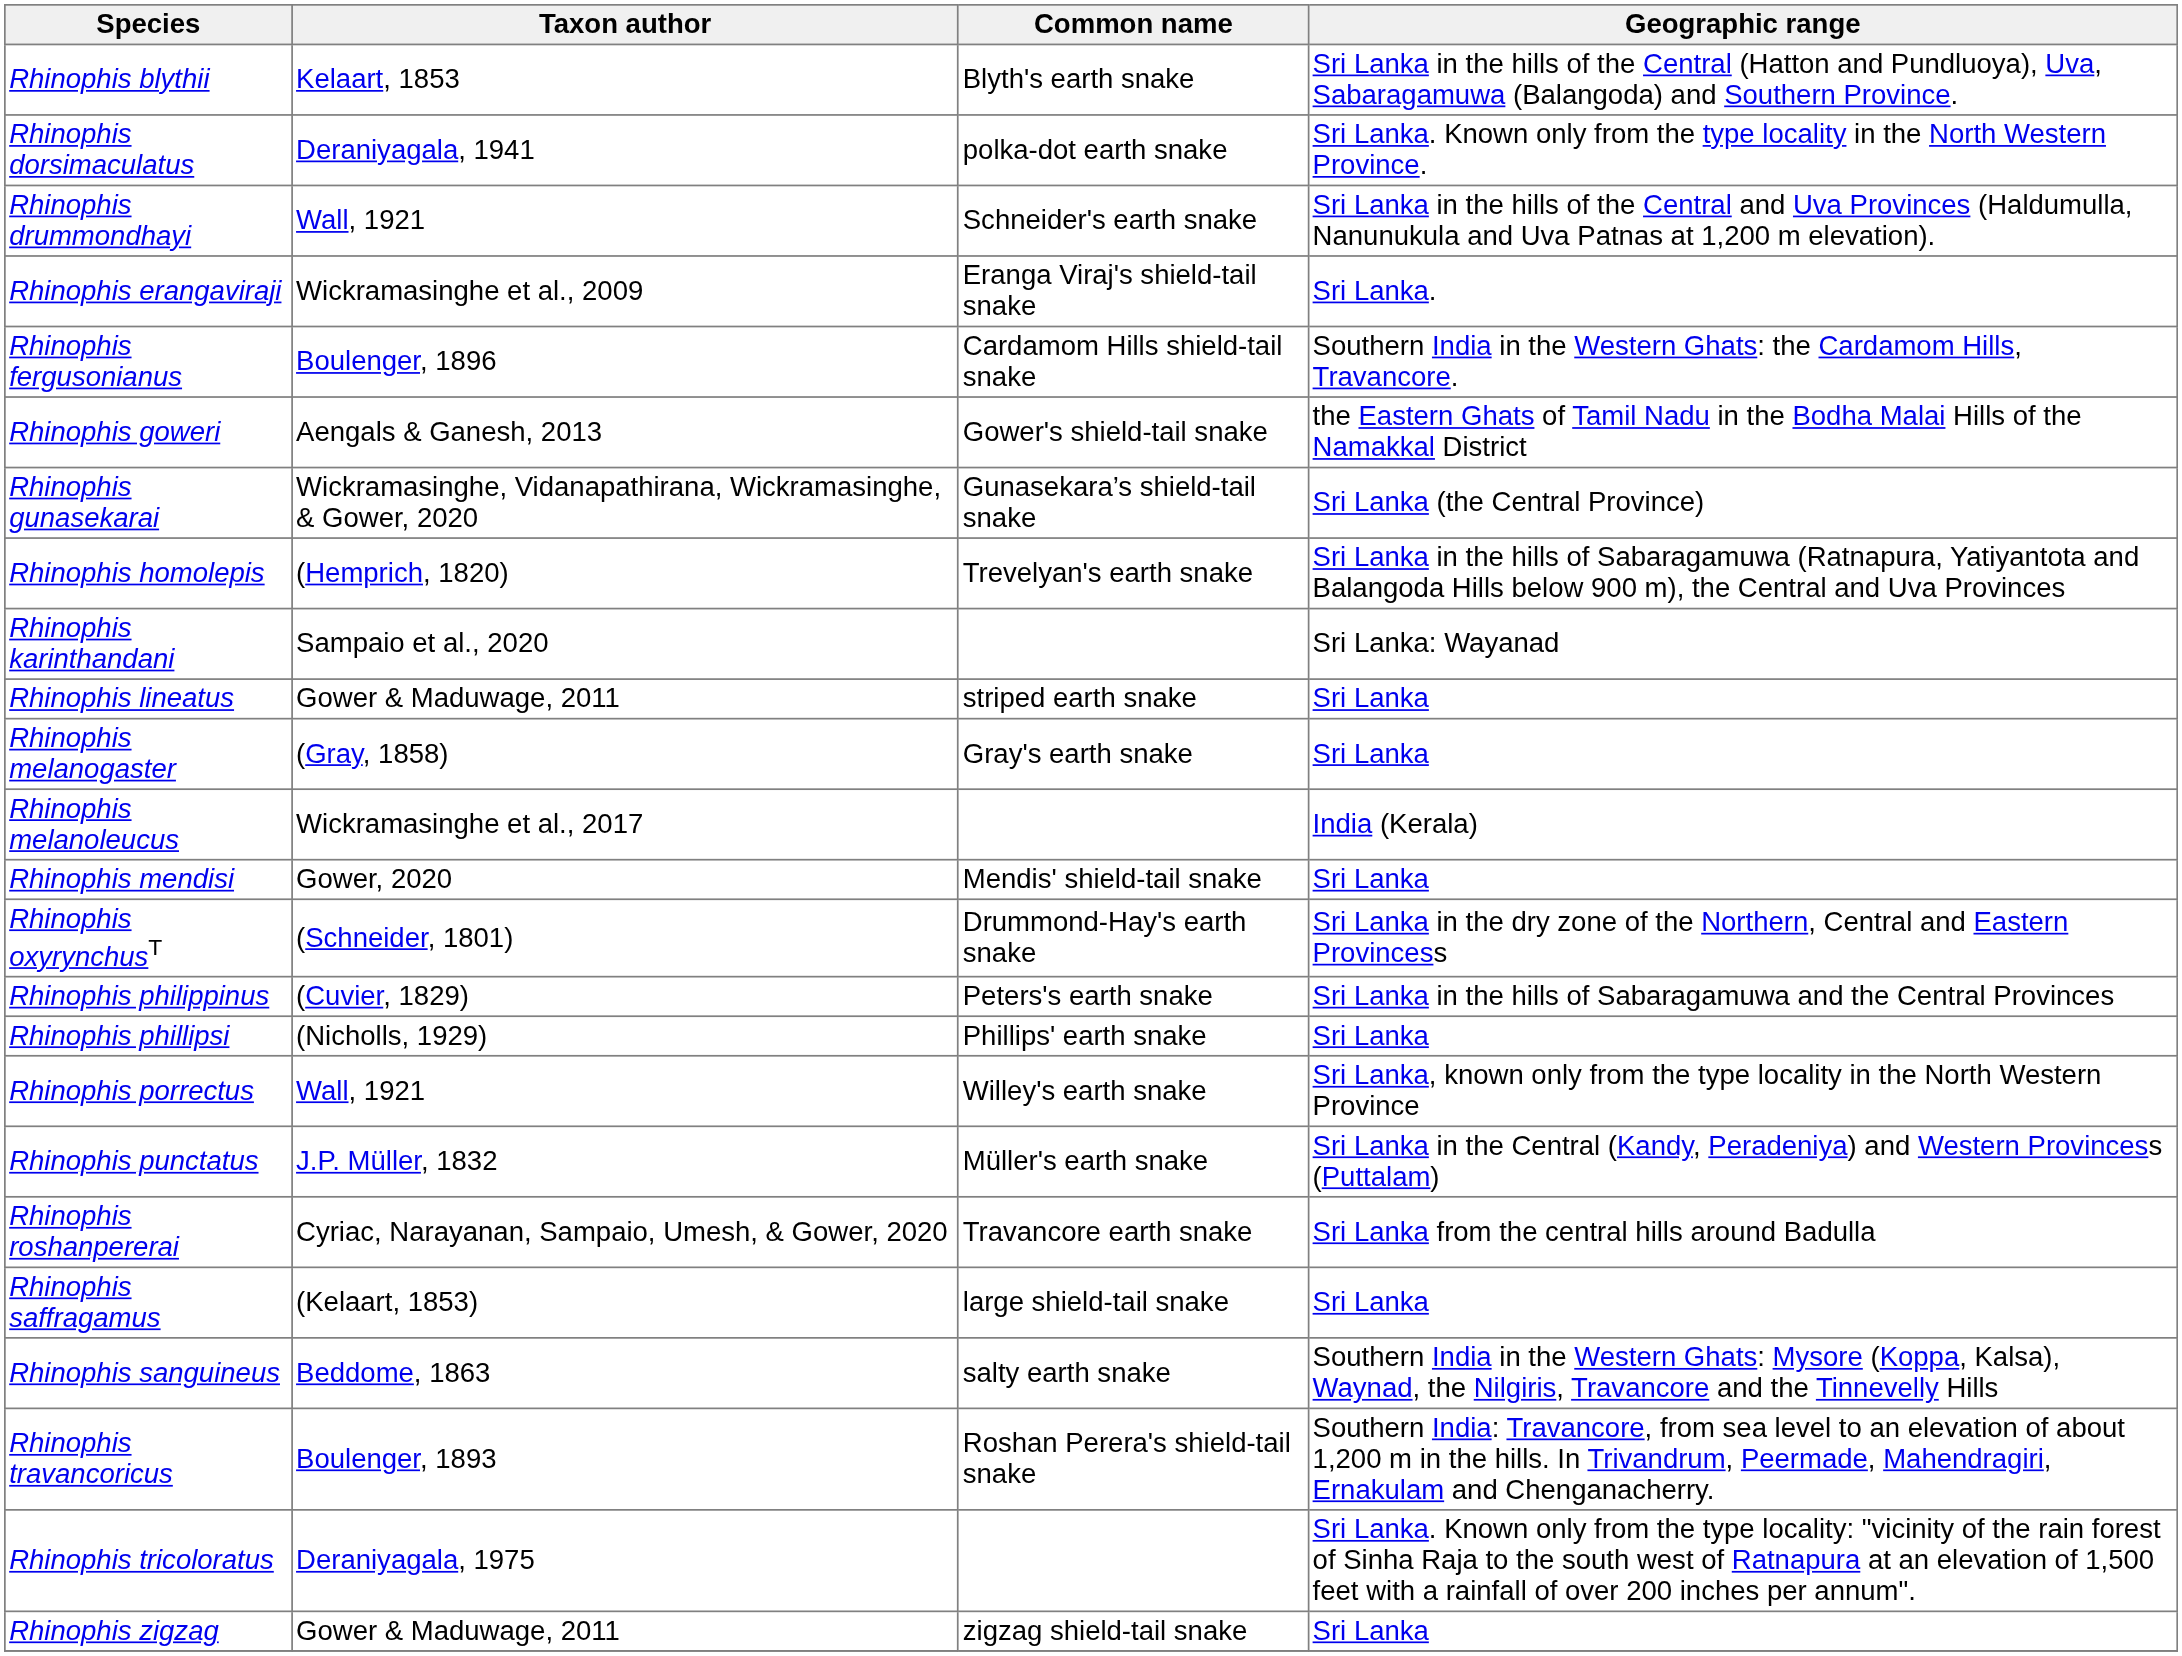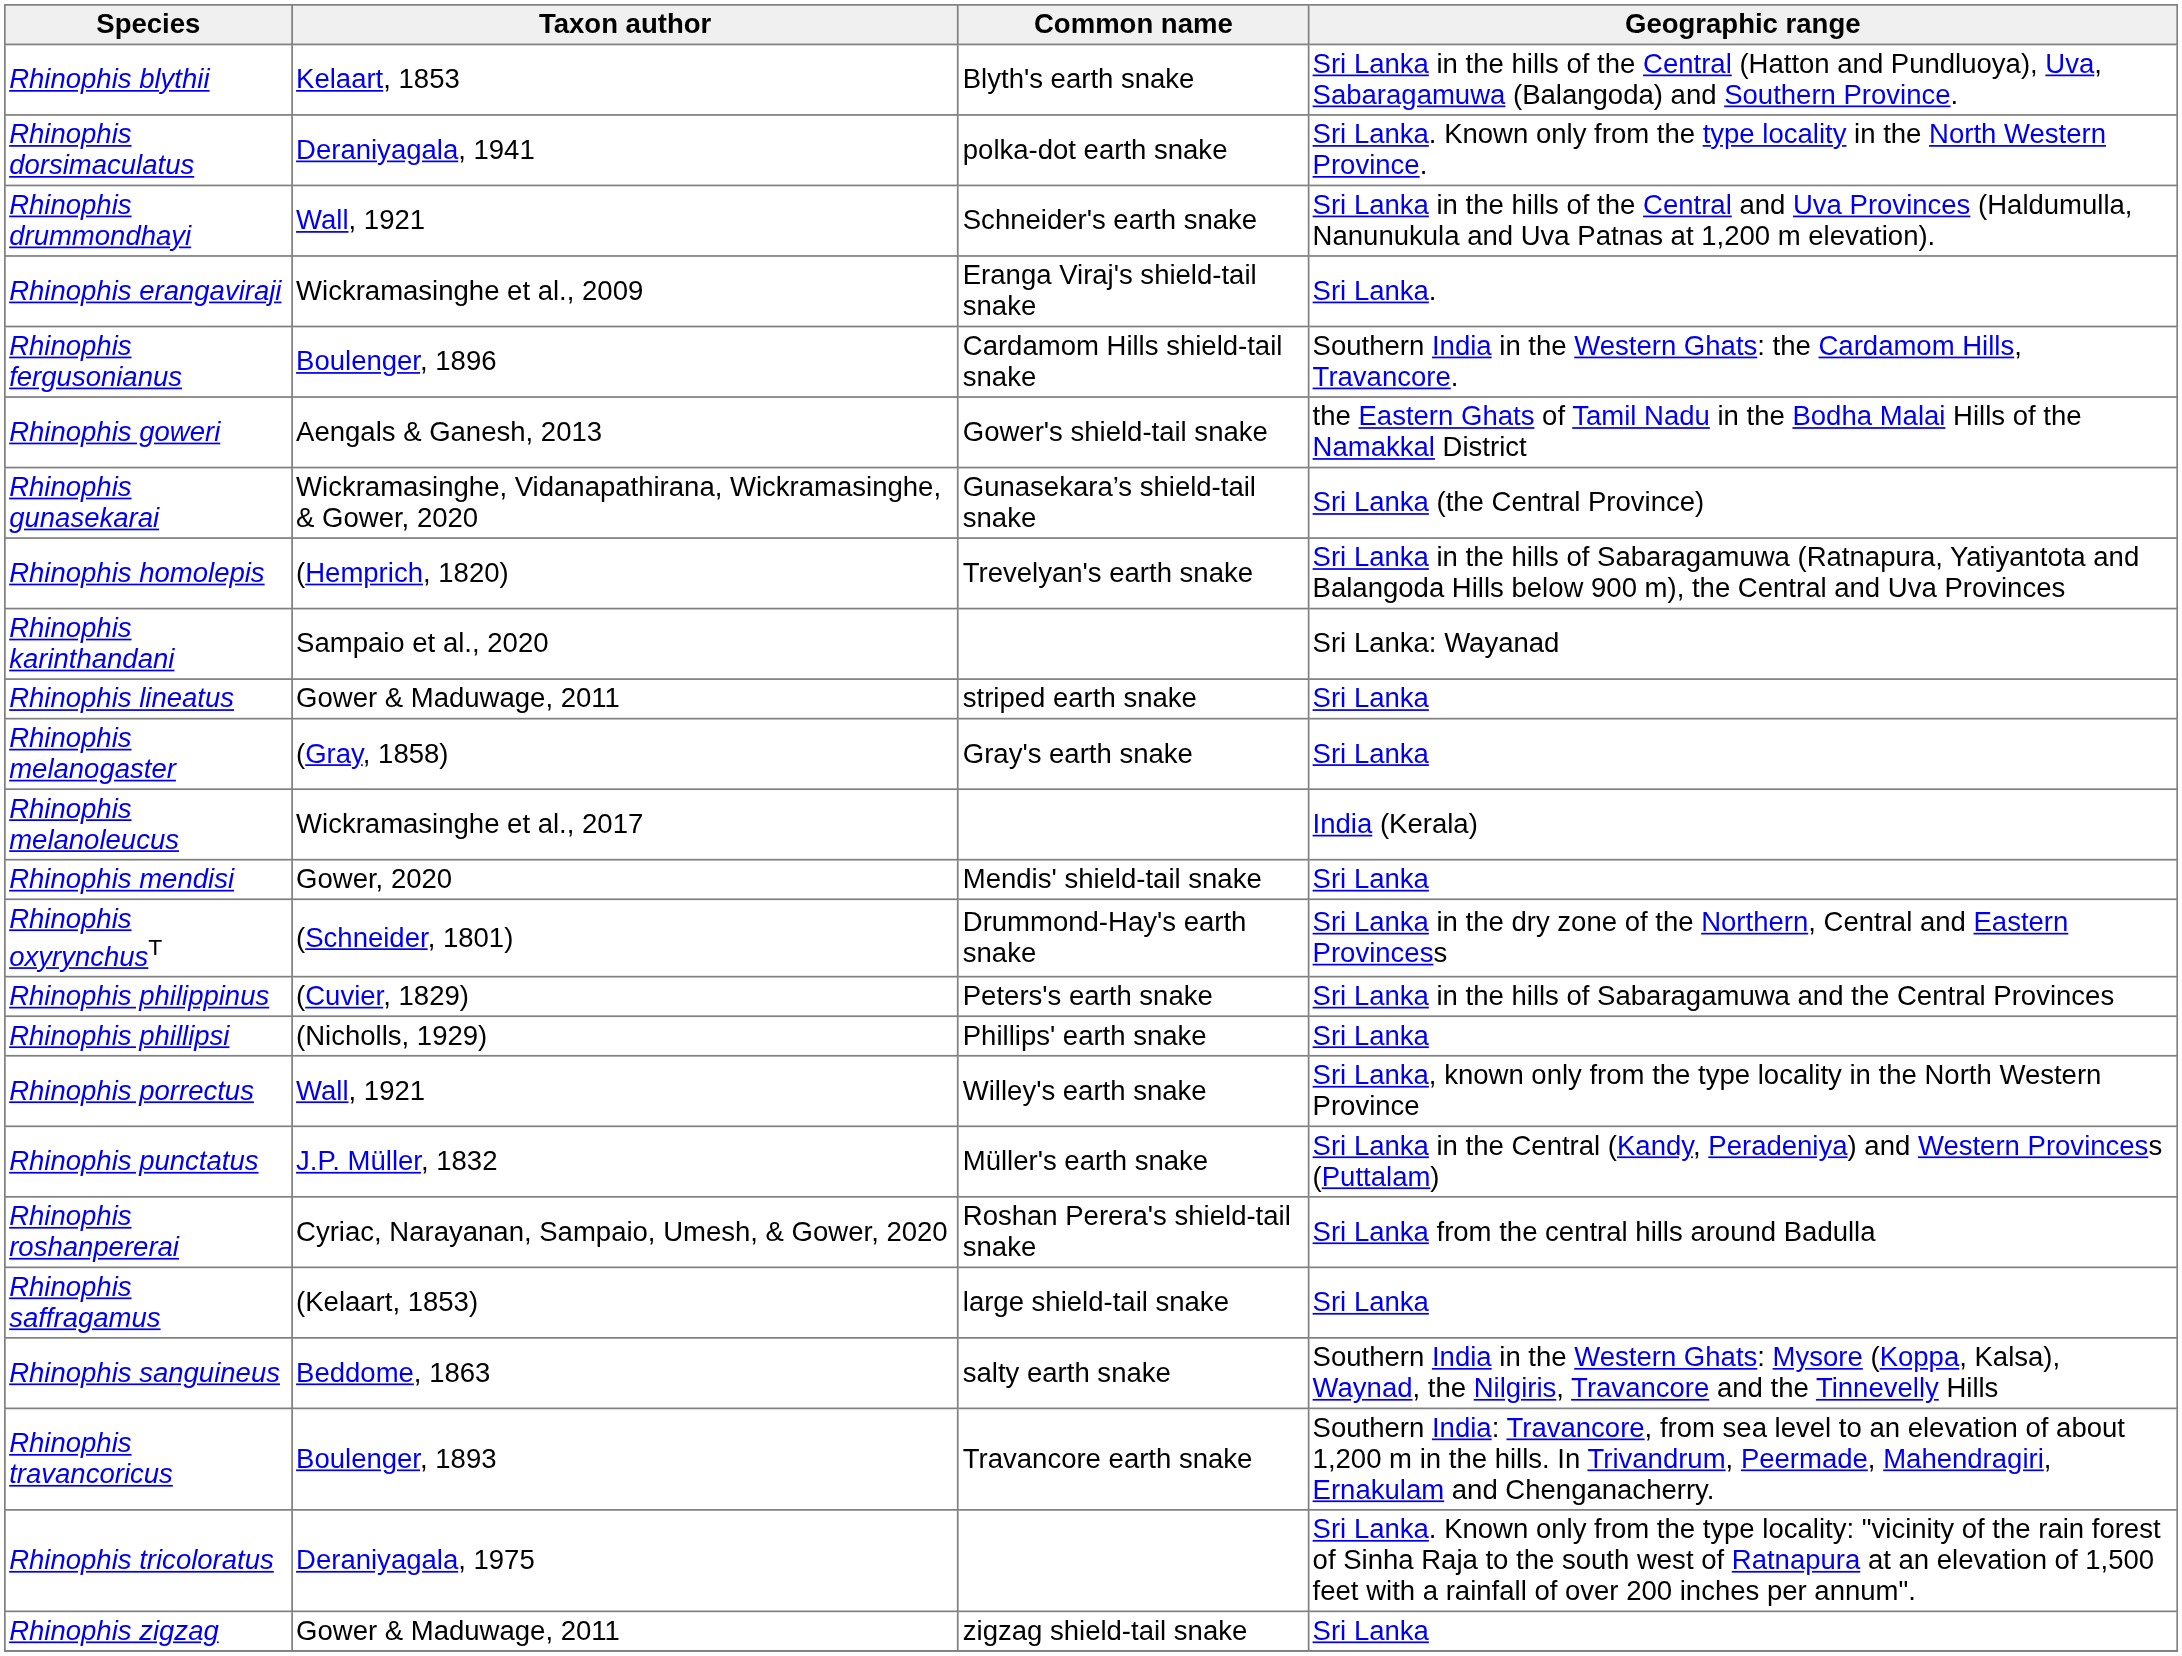(1108, 1232) Travancore earth snake -> (1127, 1232) Roshan Perera's shield-tail snake
(1127, 1459) Roshan Perera's shield-tail snake -> (1108, 1459) Travancore earth snake
